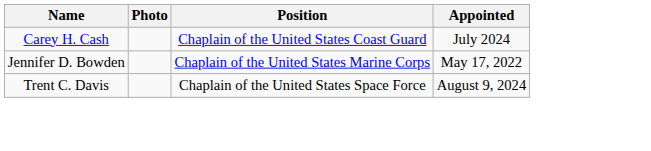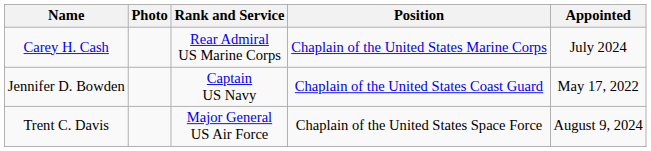+ column: (230, 16)
(302, 39) Chaplain of the United States Coast Guard -> (419, 47) Chaplain of the United States Marine Corps
(302, 62) Chaplain of the United States Marine Corps -> (419, 86) Chaplain of the United States Coast Guard
